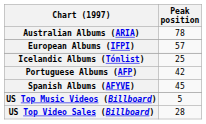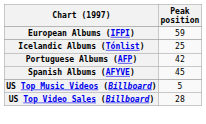- row: (81, 33)
(180, 46) 57 -> (180, 33) 59
